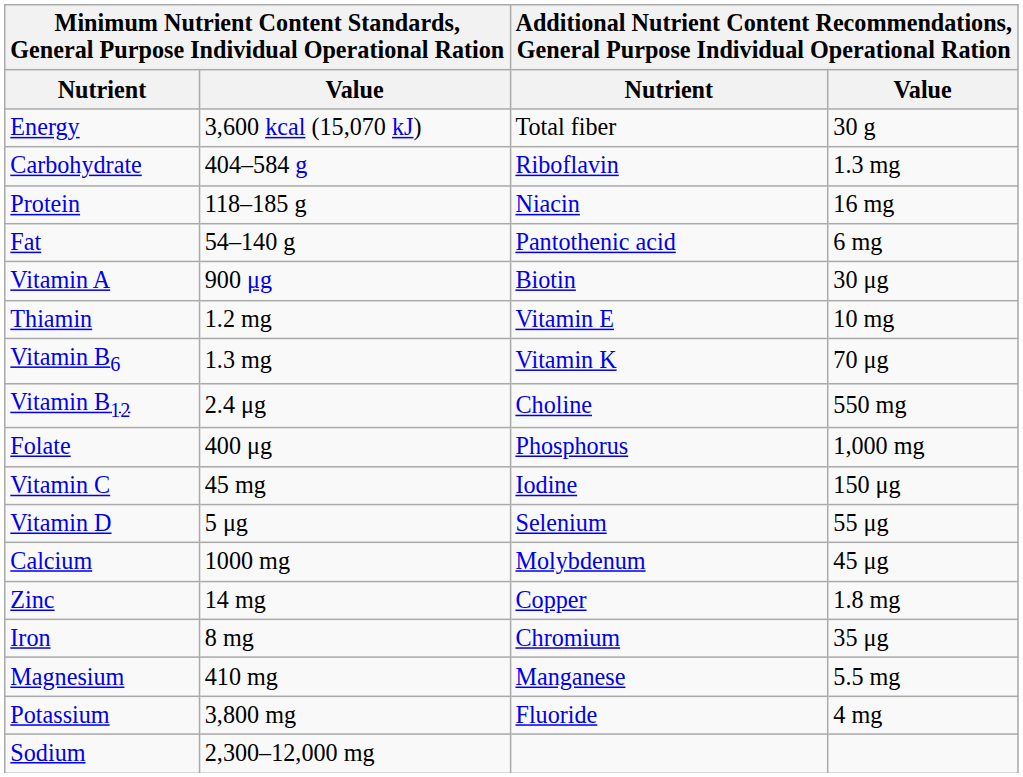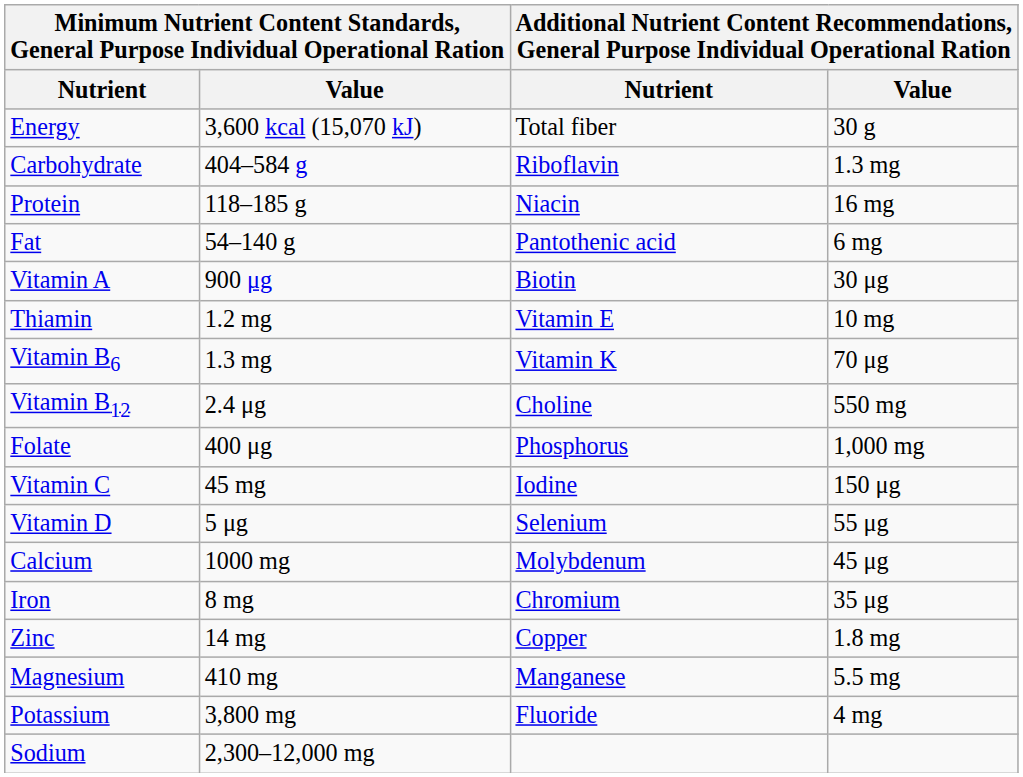rows swapped: (32, 599) <-> (30, 638)
